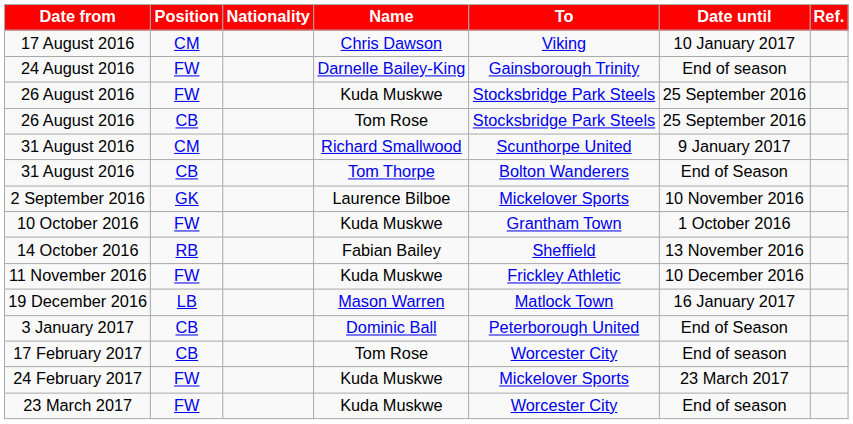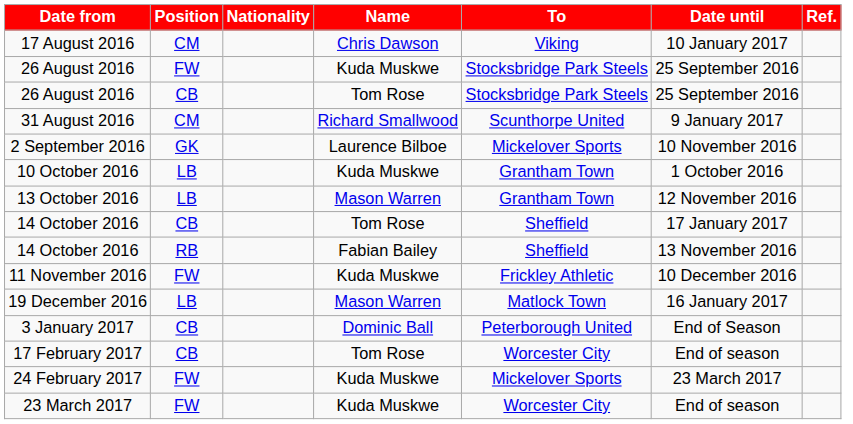- row: (78, 69)
- row: (78, 172)
(187, 224) FW -> (187, 172) LB
+ row: (78, 198)
+ row: (78, 224)
